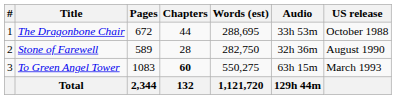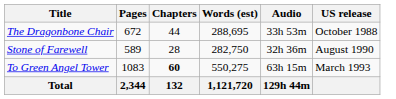- column: (10, 13)
